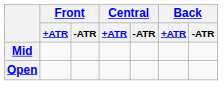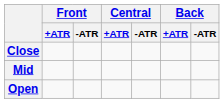+ row: (23, 51)
